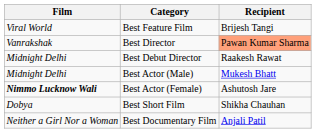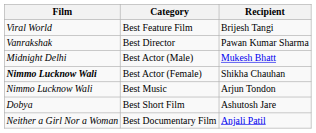(265, 43) lightsalmon background -> (265, 43) no background
- row: (162, 58)
(248, 89) Ashutosh Jare -> (253, 74) Shikha Chauhan
+ row: (145, 89)
(253, 105) Shikha Chauhan -> (248, 105) Ashutosh Jare
